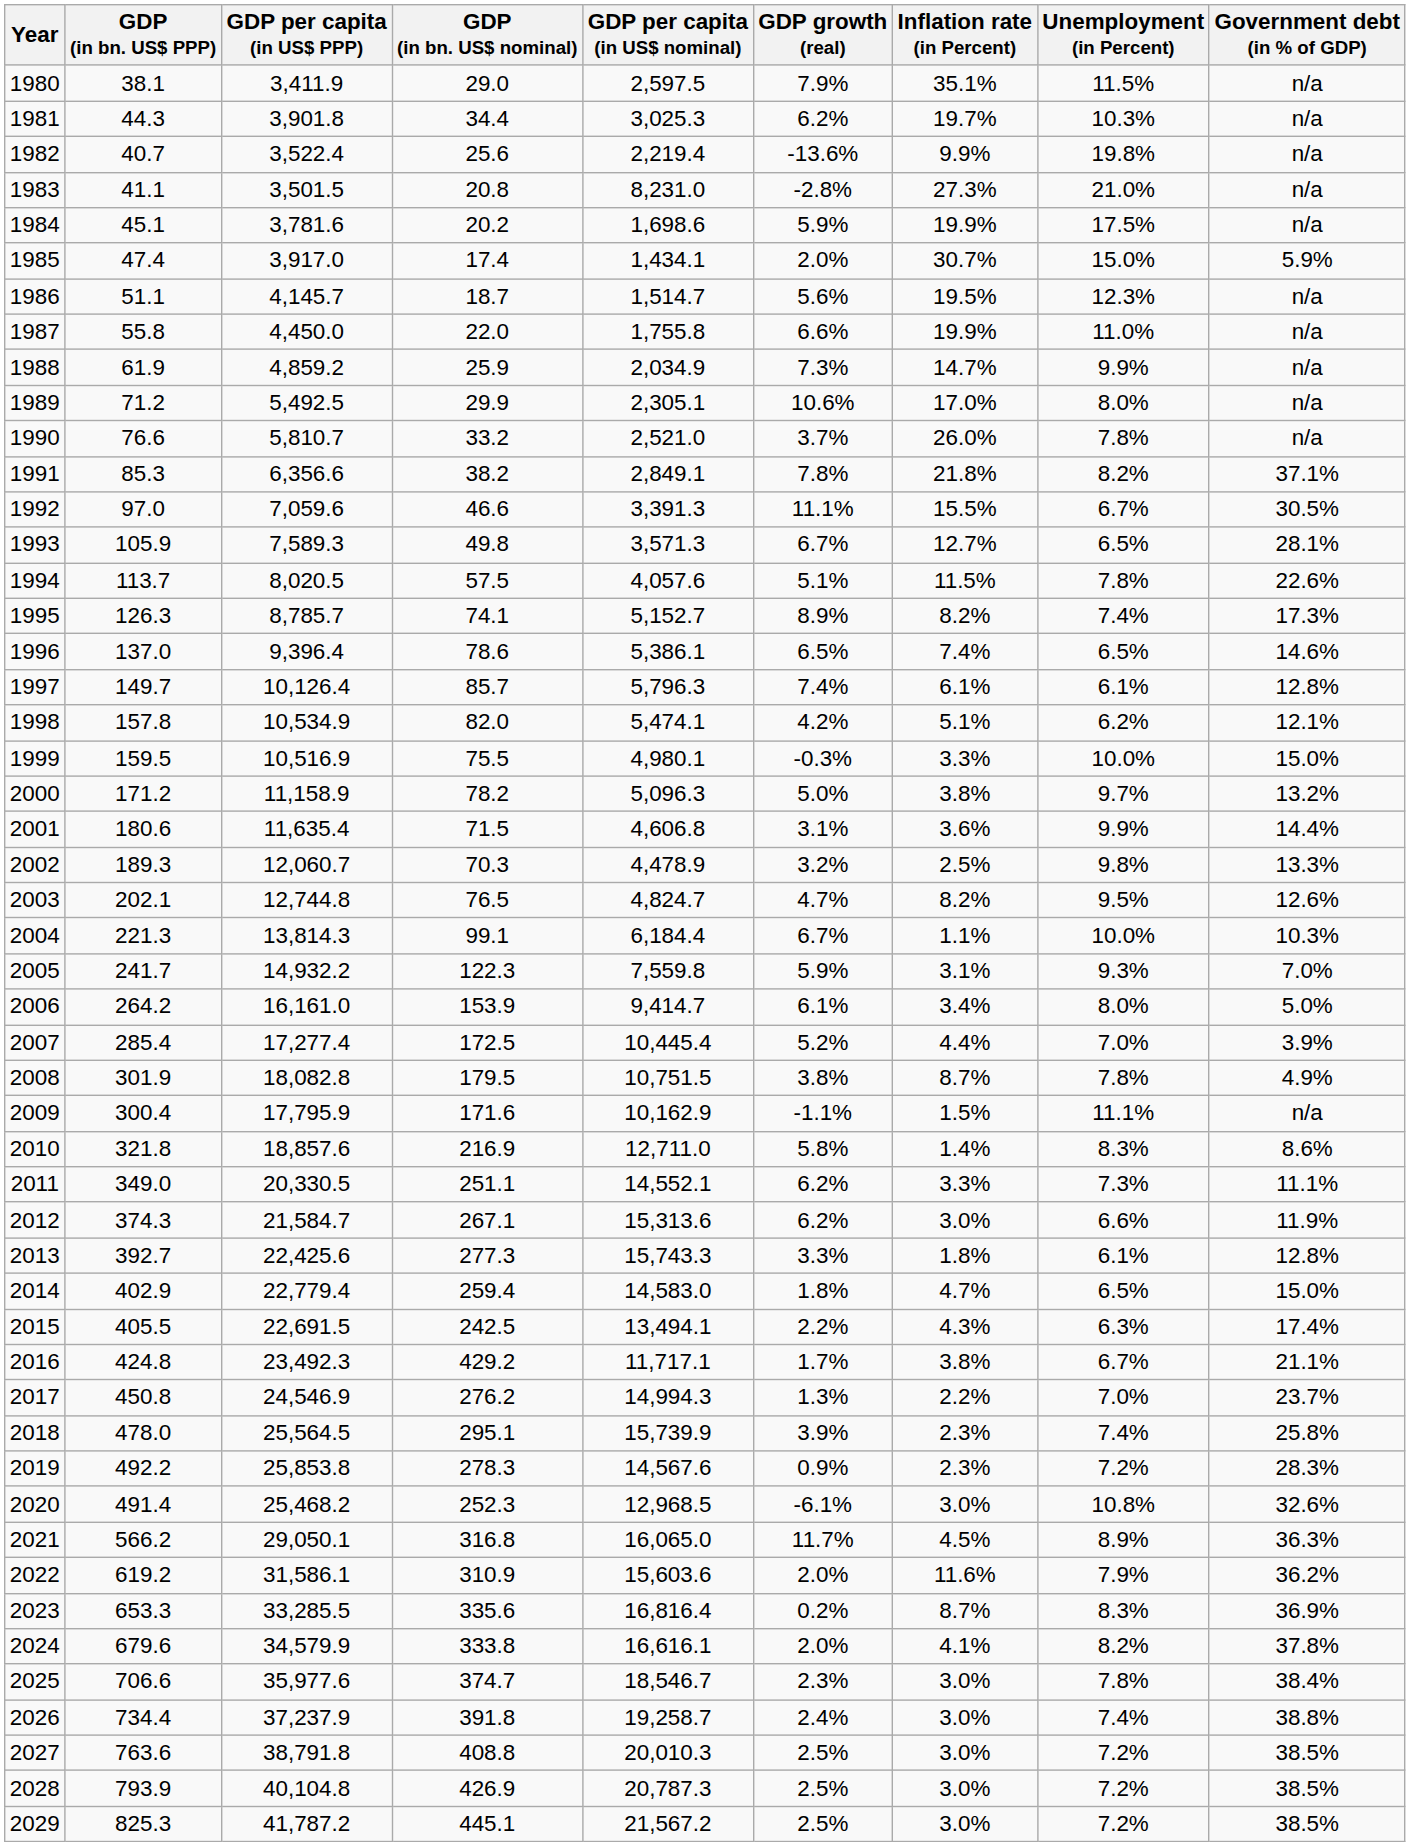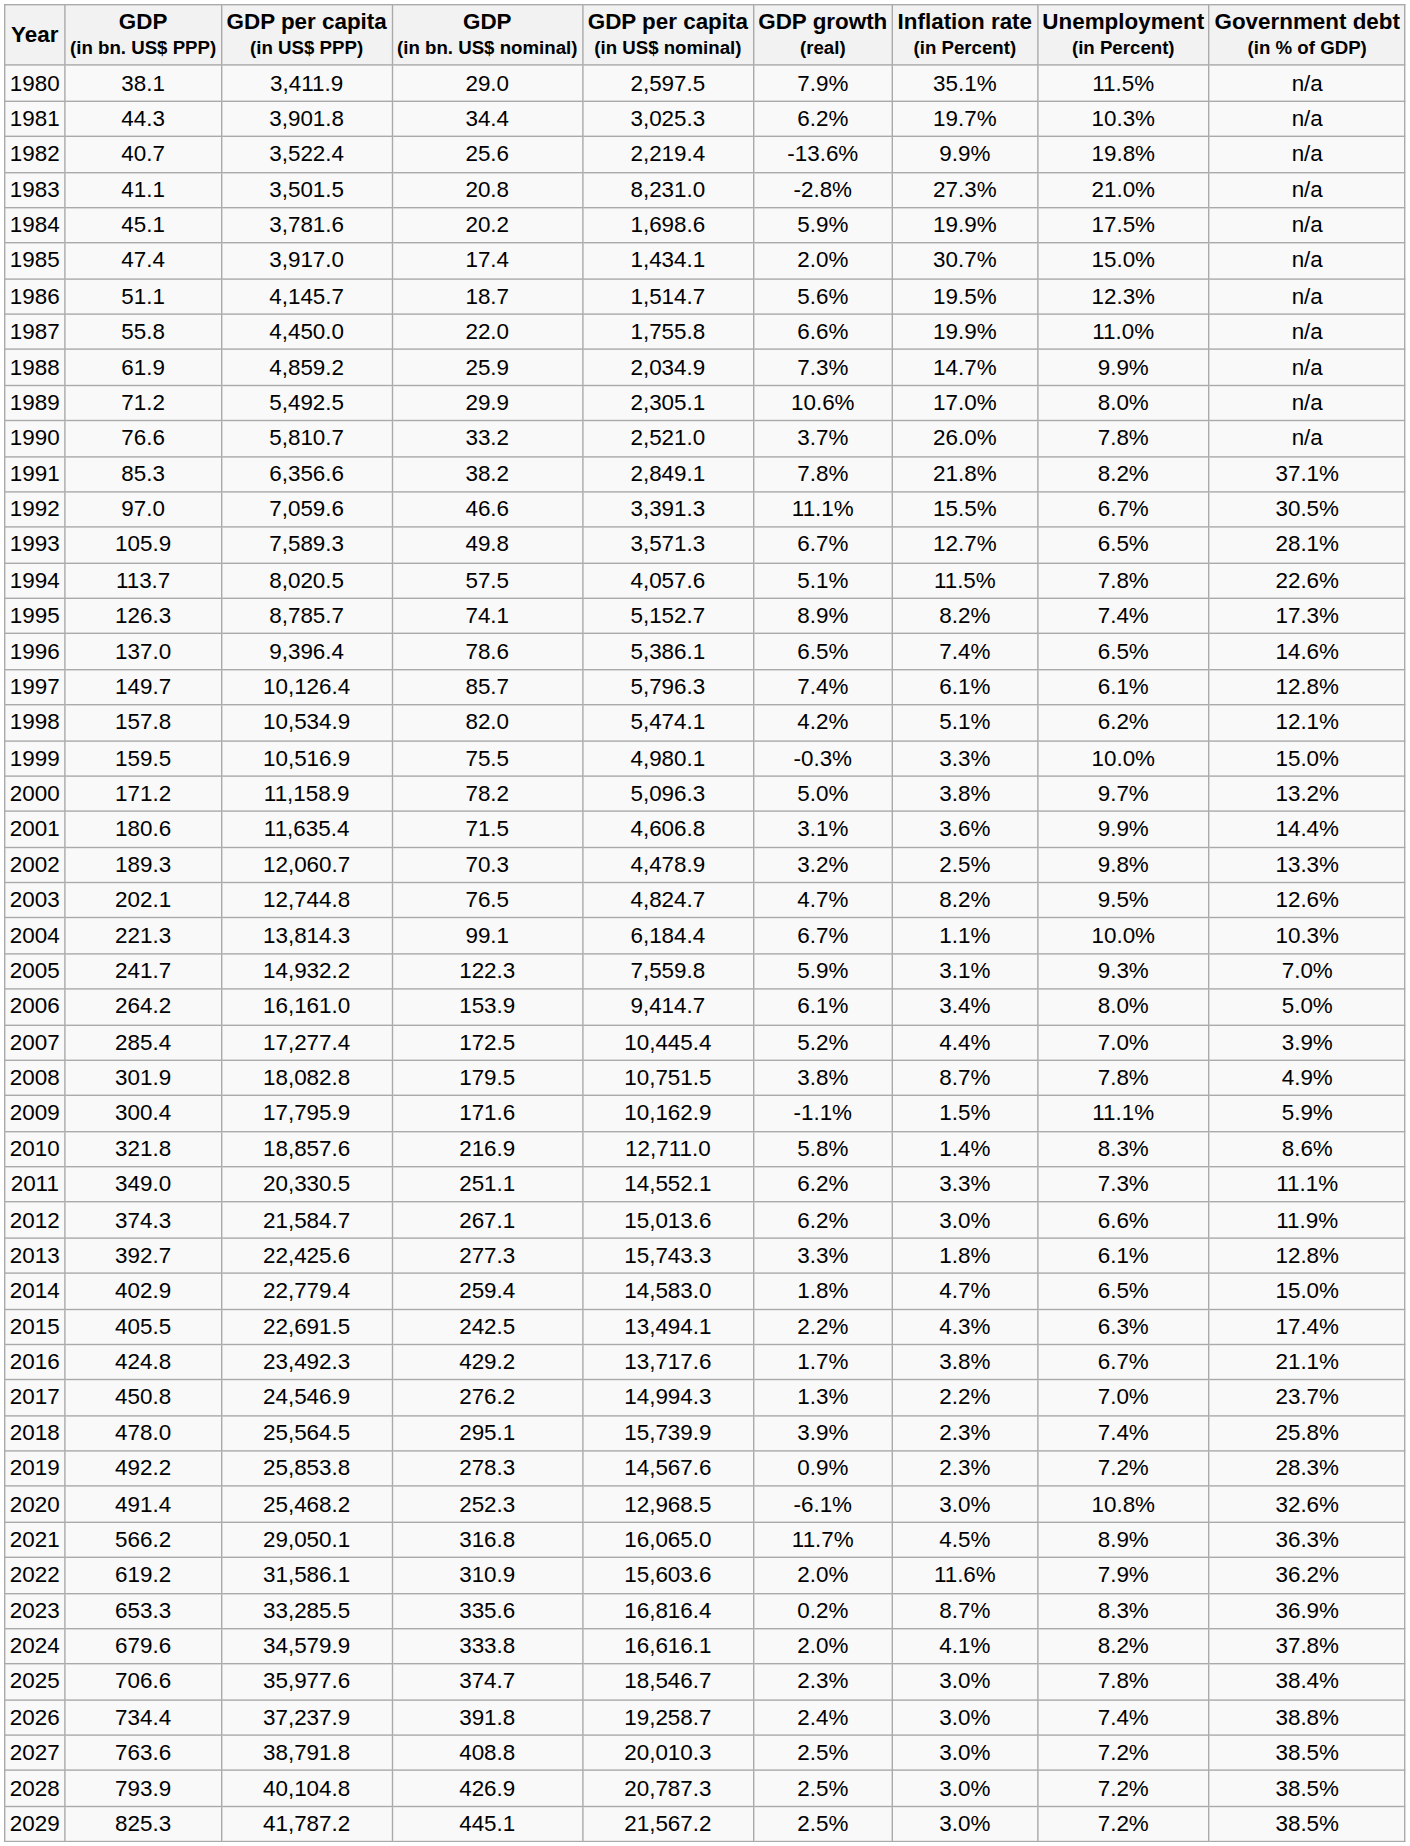(1307, 260) 5.9% -> (1307, 260) n/a
(1307, 1113) n/a -> (1307, 1113) 5.9%
(668, 1219) 15,313.6 -> (668, 1219) 15,013.6
(668, 1361) 11,717.1 -> (668, 1361) 13,717.6
